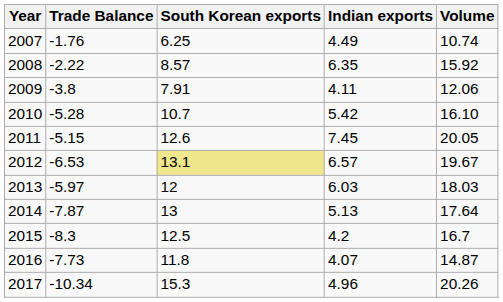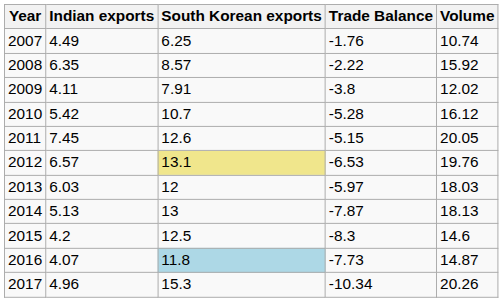columns swapped: (381, 16) <-> (101, 16)
(459, 89) 12.06 -> (459, 89) 12.02
(459, 114) 16.10 -> (459, 114) 16.12
(459, 162) 19.67 -> (459, 162) 19.76
(459, 211) 17.64 -> (459, 211) 18.13
(455, 235) 16.7 -> (455, 235) 14.6
(175, 260) no background -> (176, 260) lightblue background
